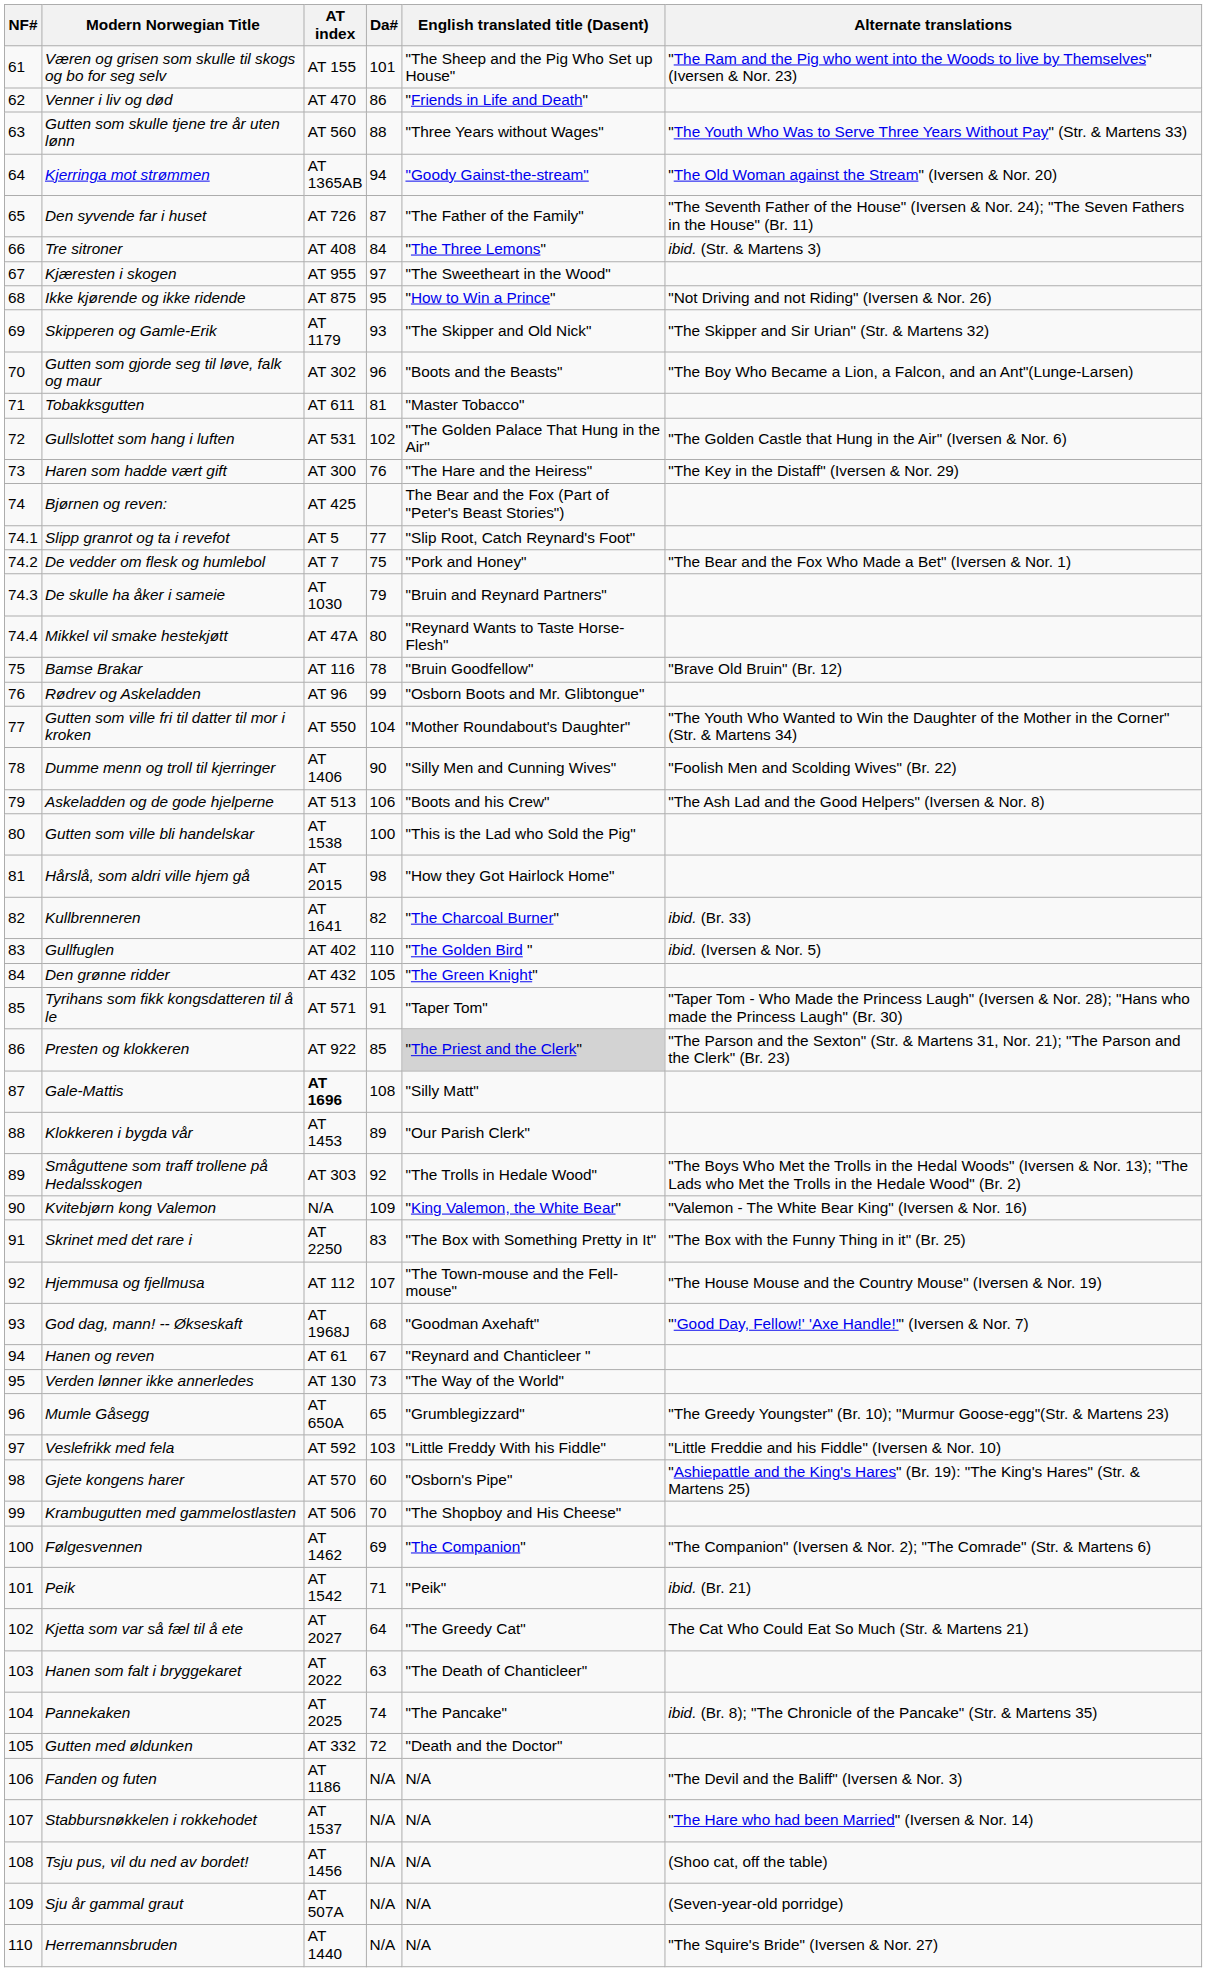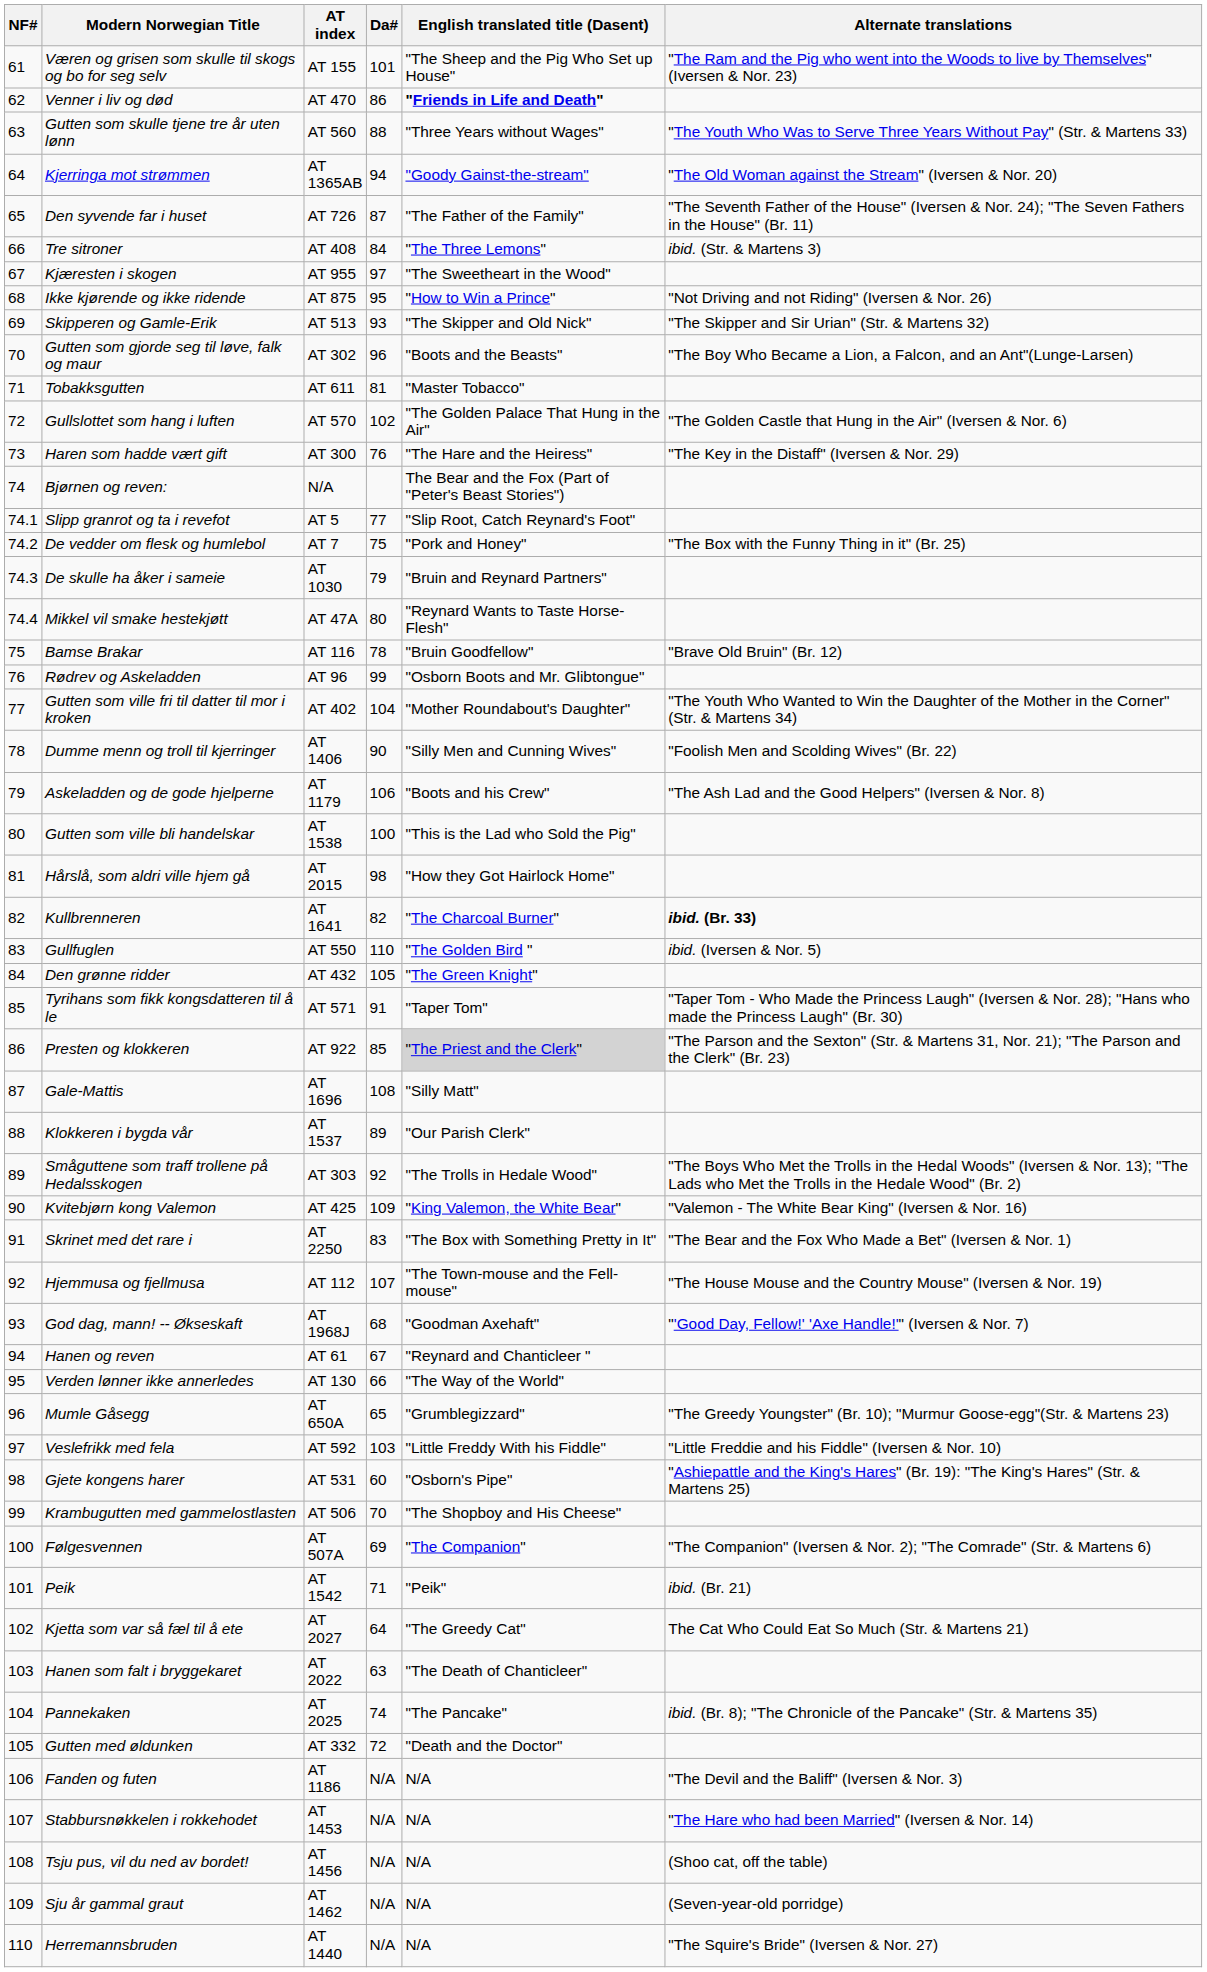(497, 99) normal -> (504, 99) bold
(324, 330) AT 1179 -> (332, 322) AT 513
(332, 438) AT 531 -> (332, 421) AT 570
(332, 504) AT 425 -> (321, 487) N/A
(870, 561) "The Bear and the Fox Who Made a Bet" (Iversen & Nor. 1) -> (817, 544) "The Box with the Funny Thing in it" (Br. 25)
(332, 726) AT 550 -> (332, 709) AT 402
(332, 801) AT 513 -> (324, 792) AT 1179
(710, 917) normal -> (712, 917) bold
(332, 950) AT 402 -> (332, 950) AT 550
(325, 1091) bold -> (325, 1091) normal
(325, 1133) AT 1453 -> (325, 1133) AT 1537
(321, 1207) N/A -> (332, 1207) AT 425
(817, 1240) "The Box with the Funny Thing in it" (Br. 25) -> (870, 1240) "The Bear and the Fox Who Made a Bet" (Iversen & Nor. 1)
(378, 1381) 73 -> (378, 1381) 66
(332, 1480) AT 570 -> (332, 1480) AT 531
(325, 1546) AT 1462 -> (326, 1546) AT 507A
(325, 1820) AT 1537 -> (325, 1820) AT 1453
(326, 1903) AT 507A -> (325, 1903) AT 1462
